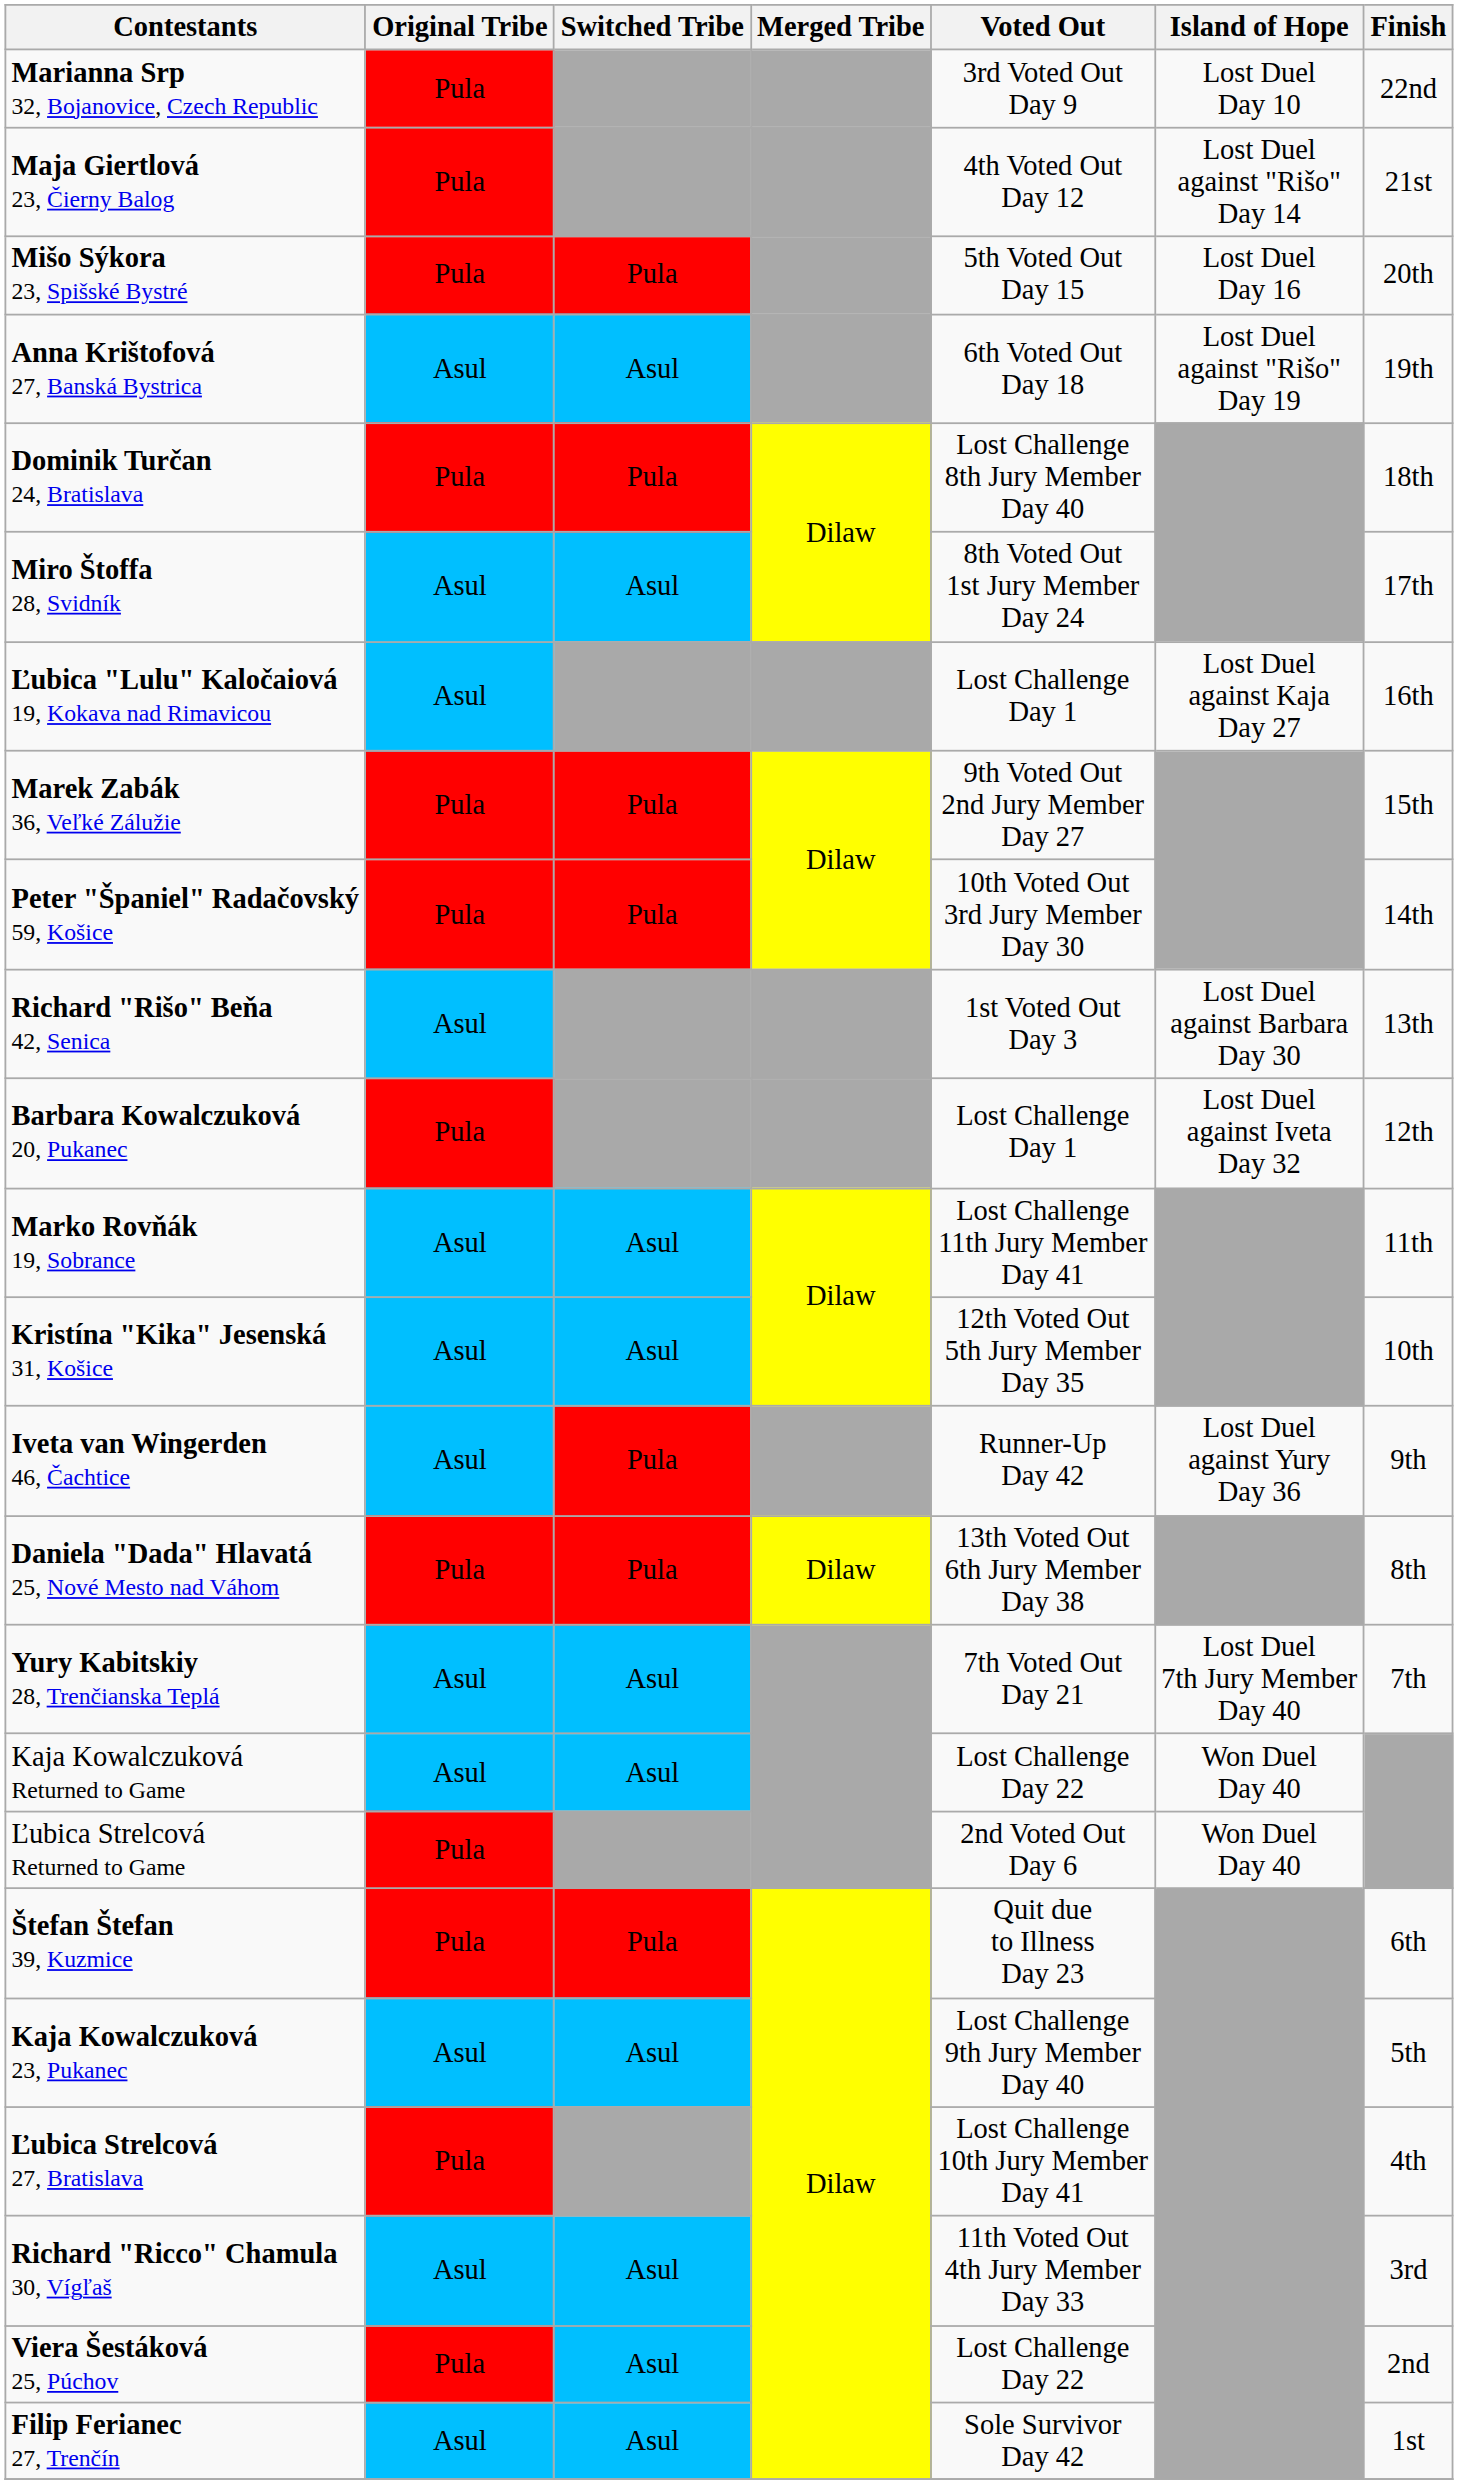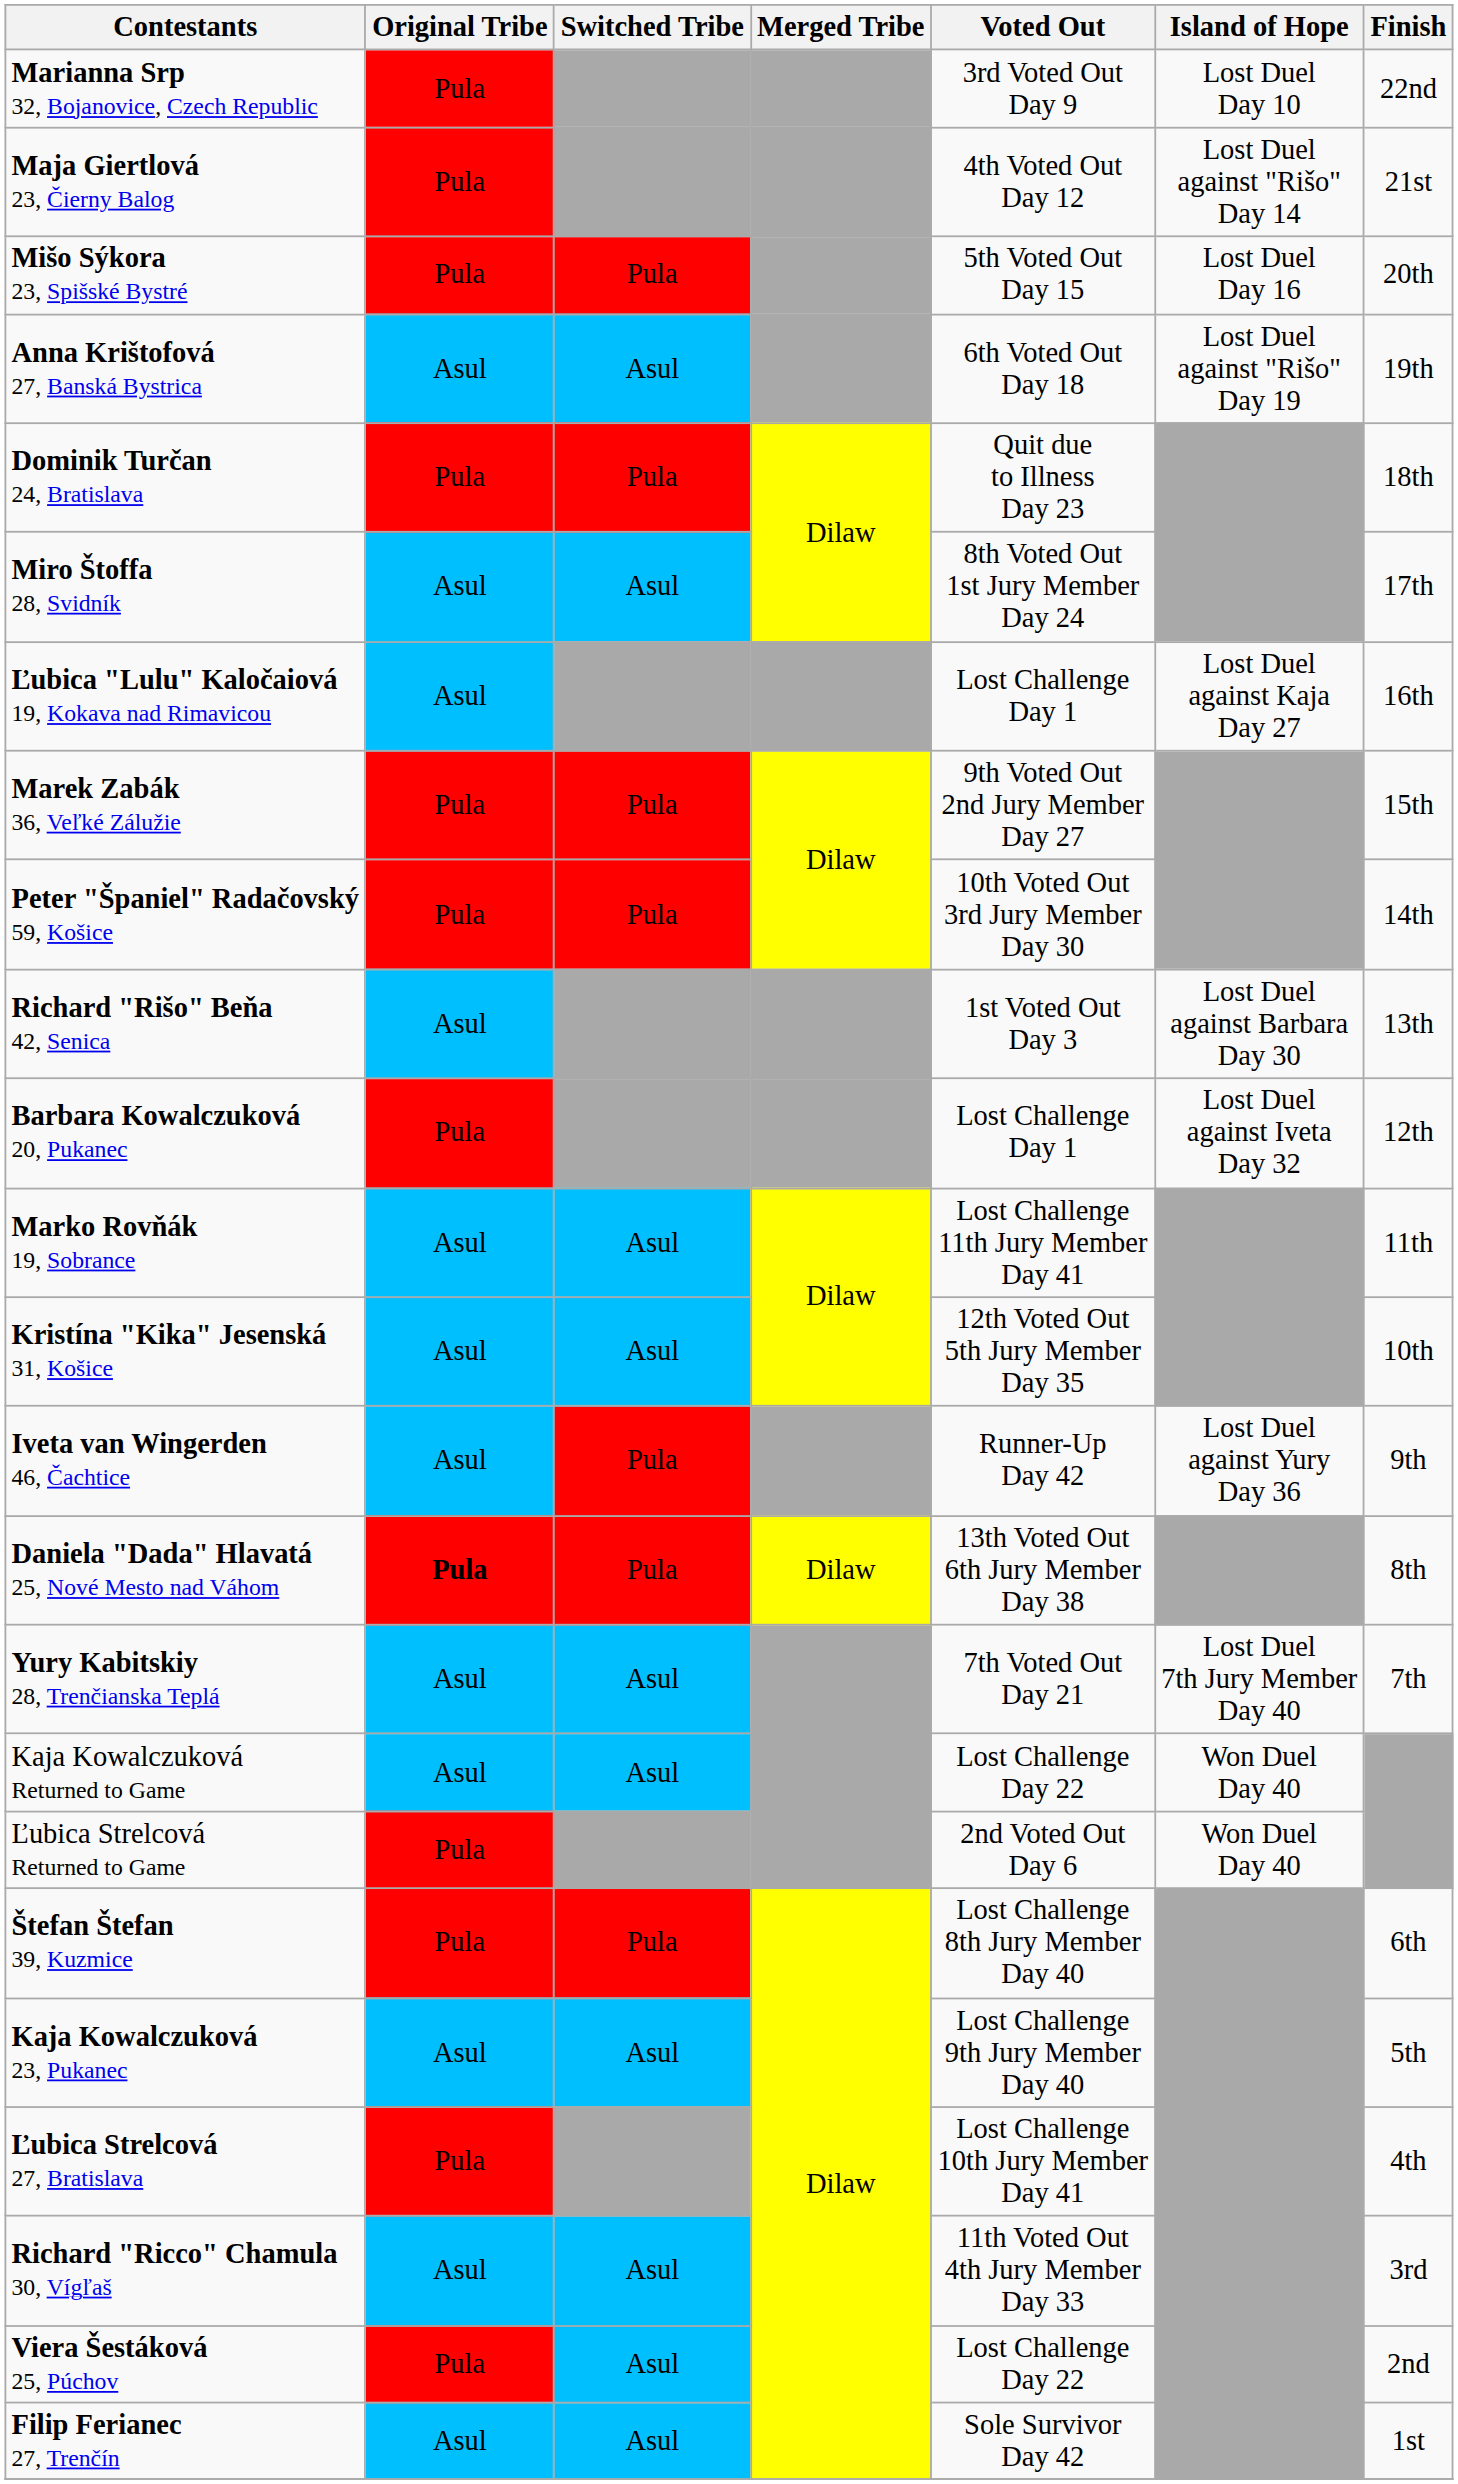(1043, 477) Lost Challenge 8th Jury Member Day 40 -> (1043, 477) Quit due to Illness Day 23
(460, 1569) normal -> (460, 1569) bold
(1043, 1942) Quit due to Illness Day 23 -> (1043, 1942) Lost Challenge 8th Jury Member Day 40
